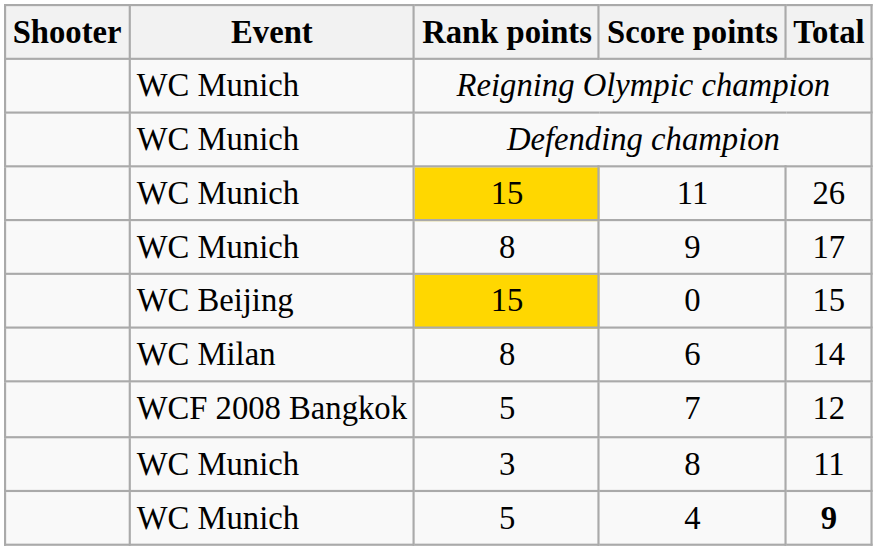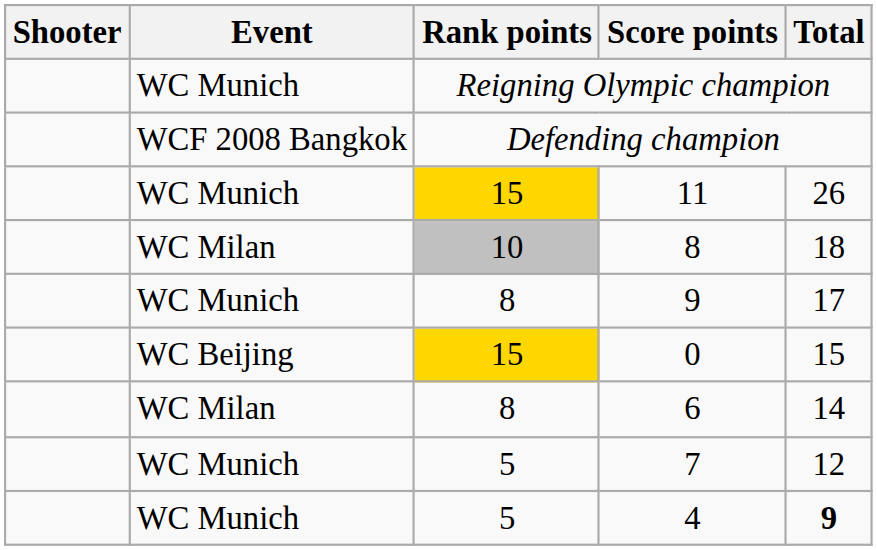(218, 139) WC Munich -> (272, 139) WCF 2008 Bangkok
+ row: (507, 247)
(272, 408) WCF 2008 Bangkok -> (218, 462) WC Munich
- row: (507, 462)
